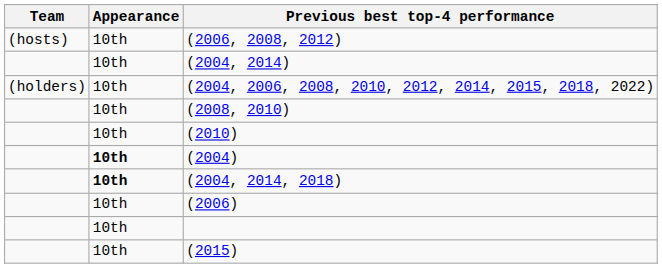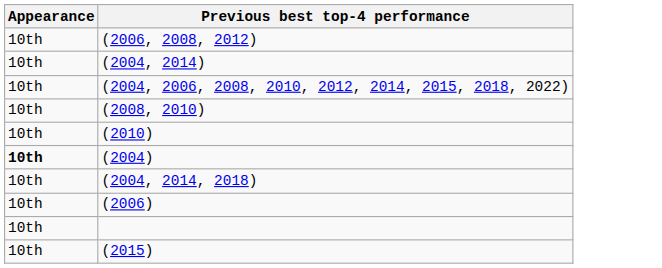- column: (47, 16)
(110, 181) bold -> (25, 181) normal
